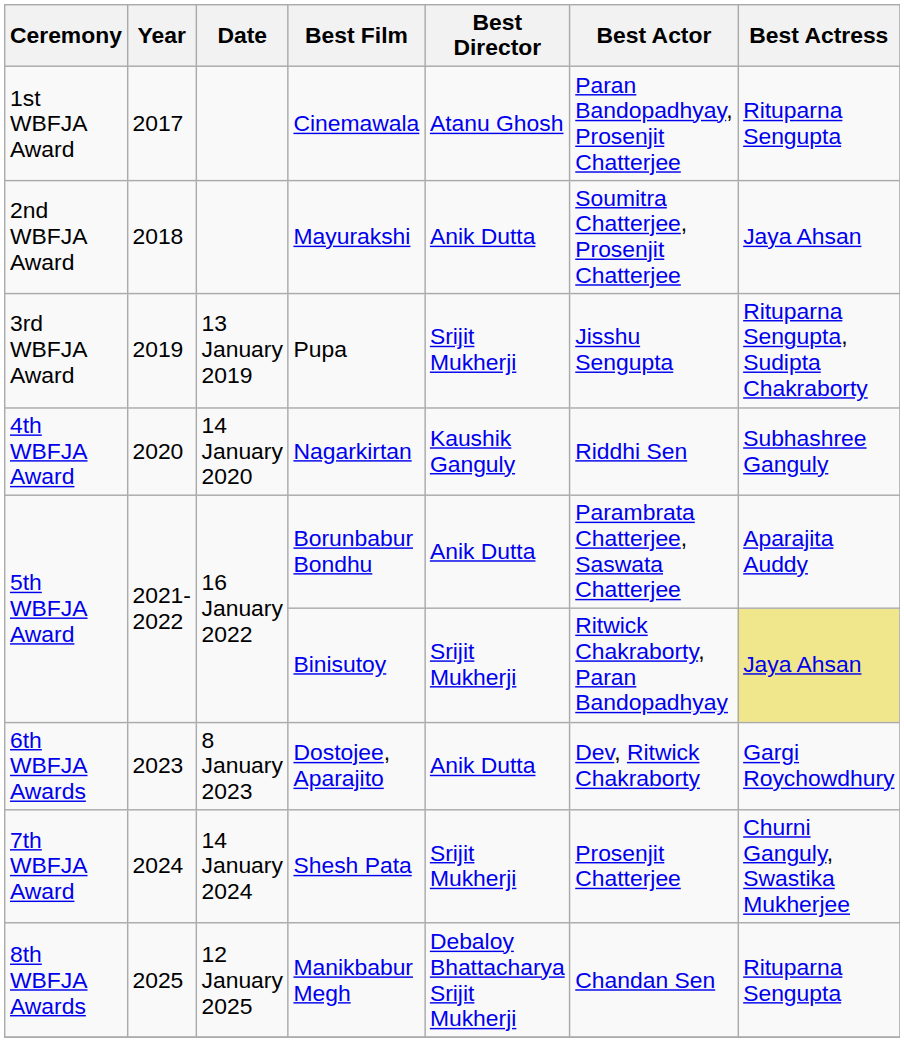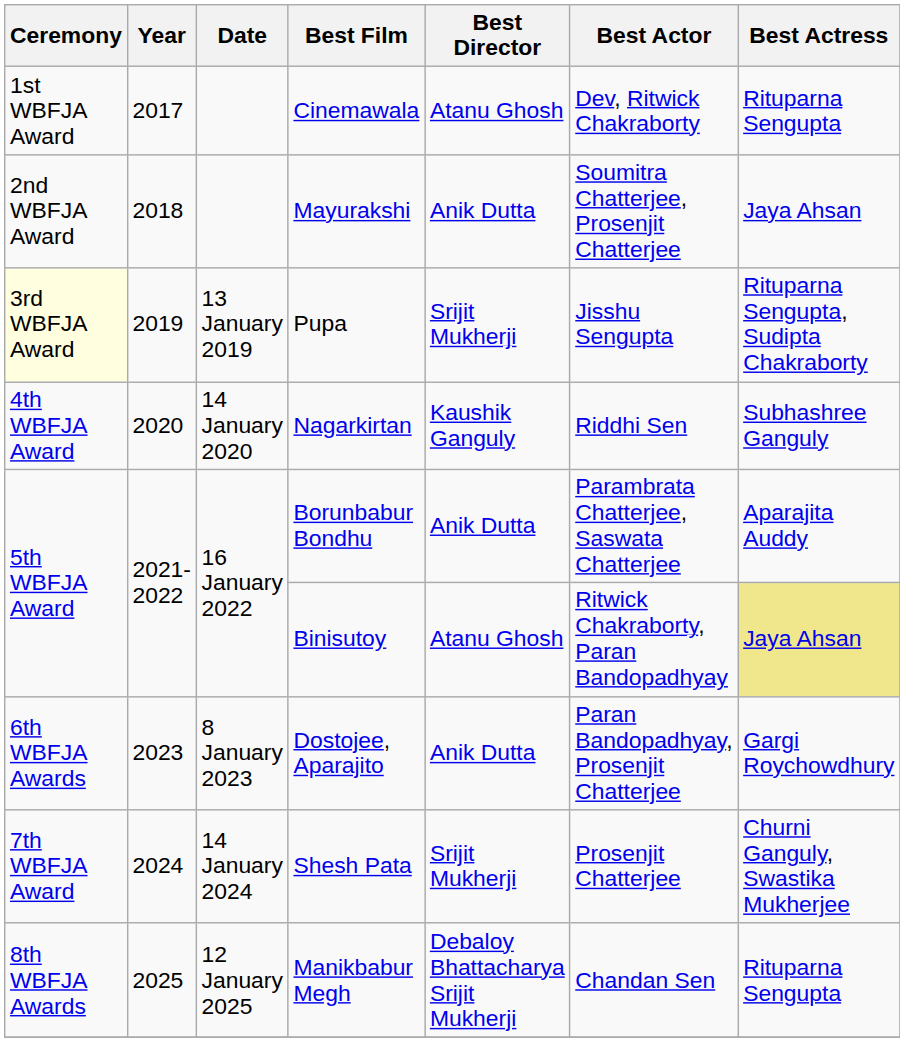(654, 123) Paran Bandopadhyay, Prosenjit Chatterjee -> (638, 110) Dev, Ritwick Chakraborty
(49, 350) no background -> (49, 324) lightyellow background
(473, 665) Srijit Mukherji -> (497, 639) Atanu Ghosh
(638, 765) Dev, Ritwick Chakraborty -> (654, 752) Paran Bandopadhyay, Prosenjit Chatterjee
